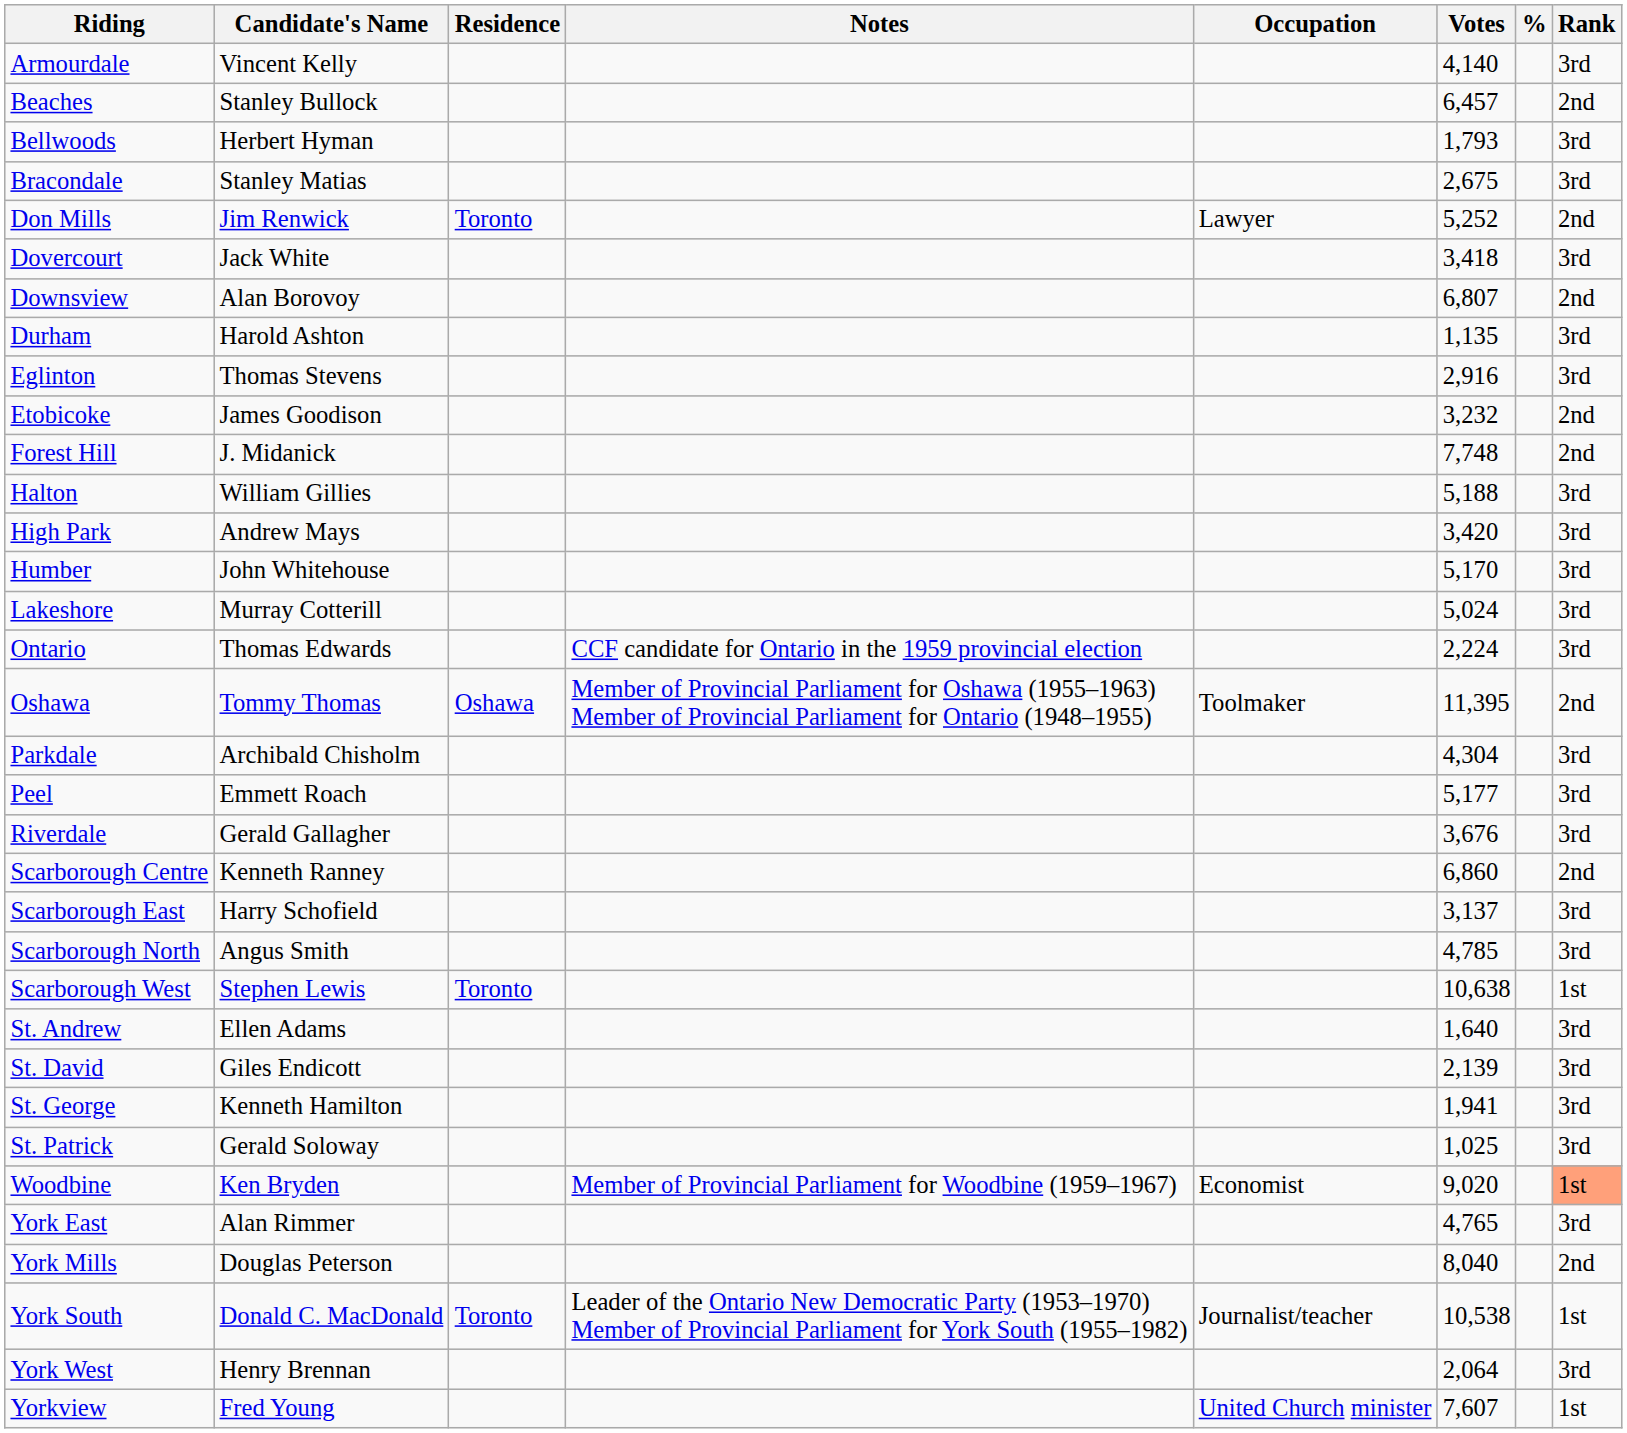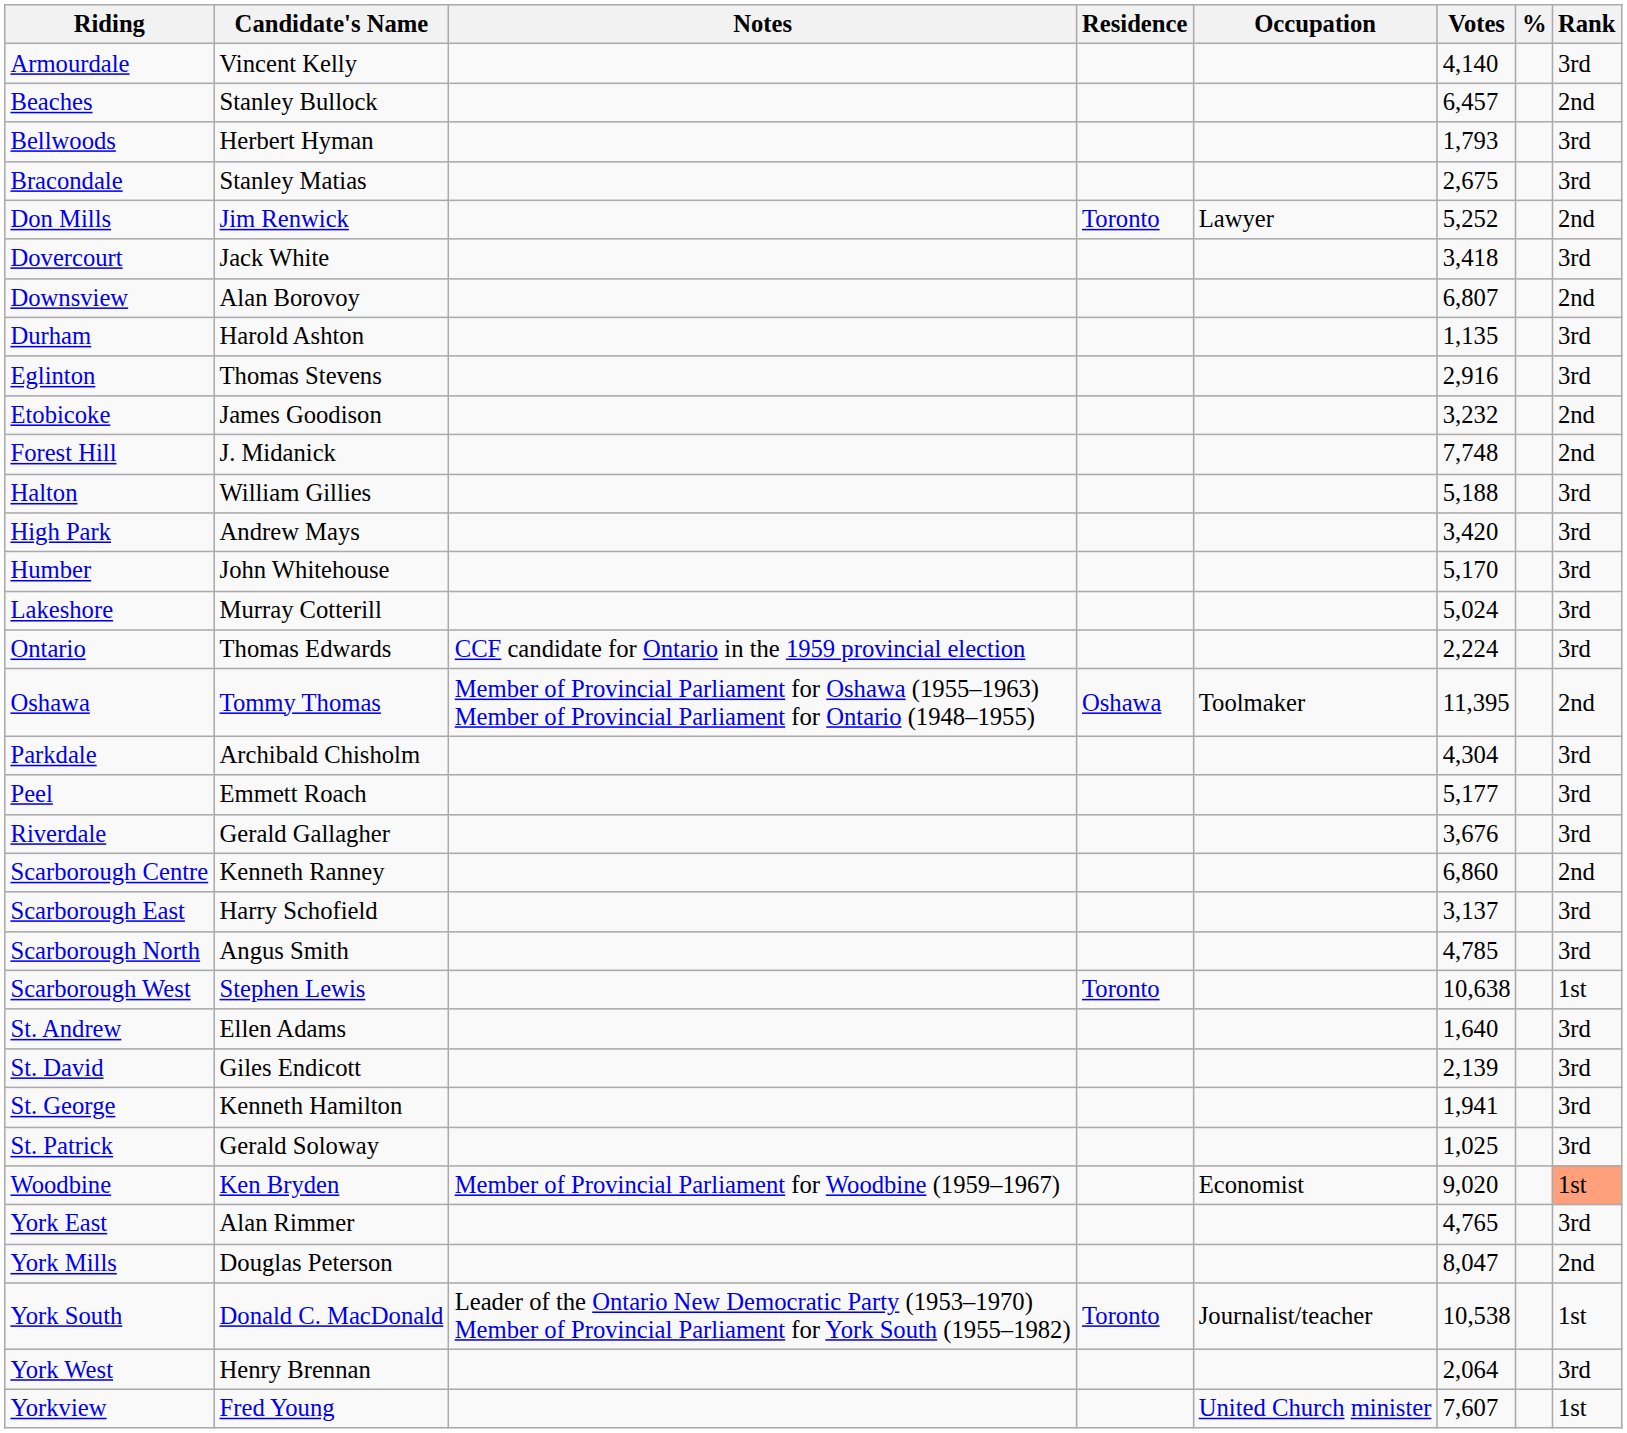columns swapped: (879, 24) <-> (507, 24)
(1470, 1263) 8,040 -> (1470, 1263) 8,047
